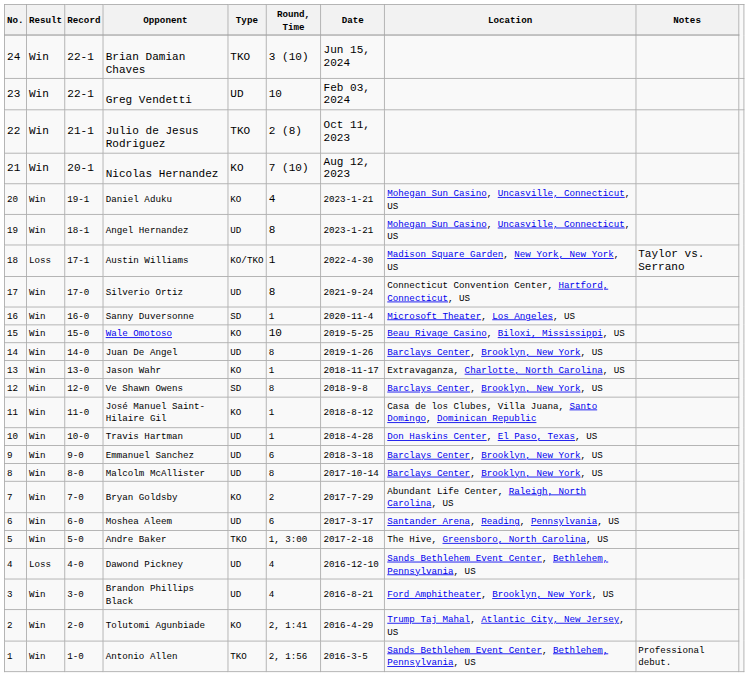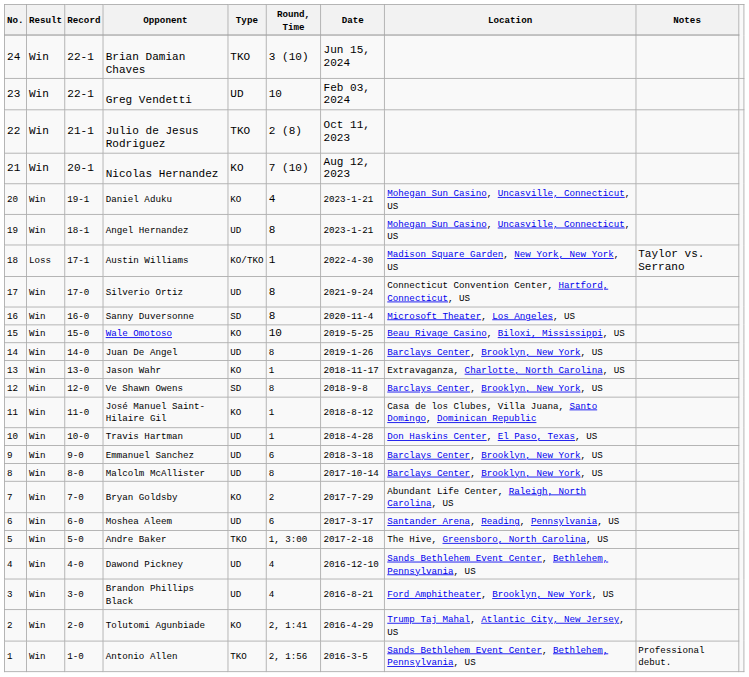(271, 316) 1 -> (272, 316) 8
(40, 564) Loss -> (37, 564) Win
